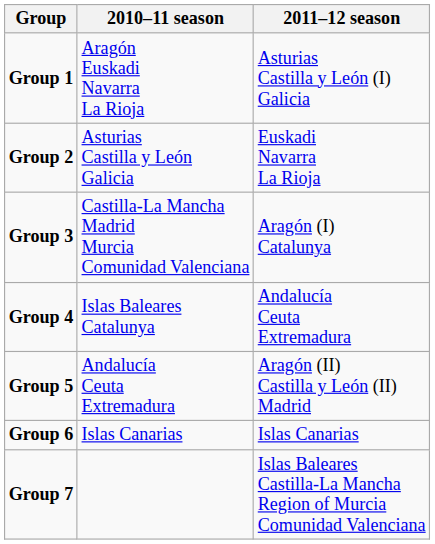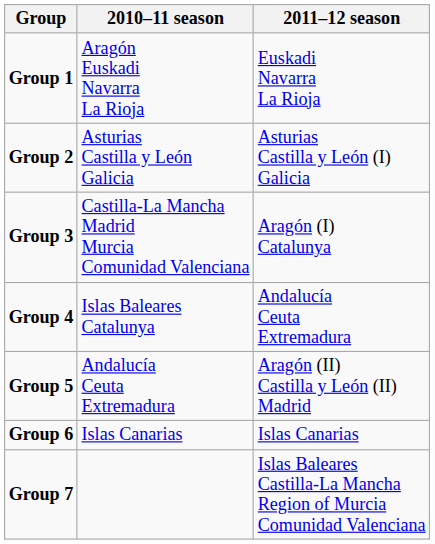(324, 78) Asturias Castilla y León (I) Galicia -> (289, 78) Euskadi Navarra La Rioja
(289, 157) Euskadi Navarra La Rioja -> (324, 157) Asturias Castilla y León (I) Galicia
